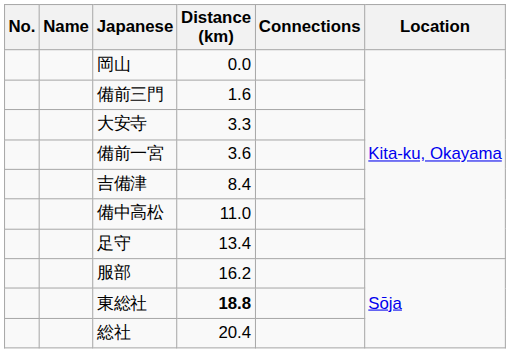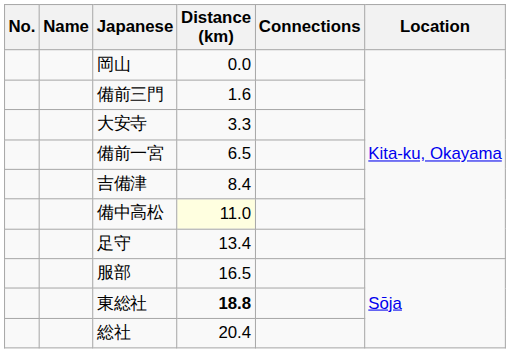(239, 154) 3.6 -> (239, 154) 6.5
(235, 213) no background -> (235, 213) lightyellow background
(235, 273) 16.2 -> (235, 273) 16.5
